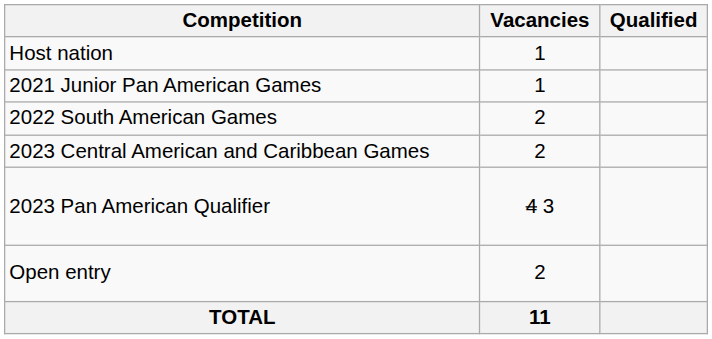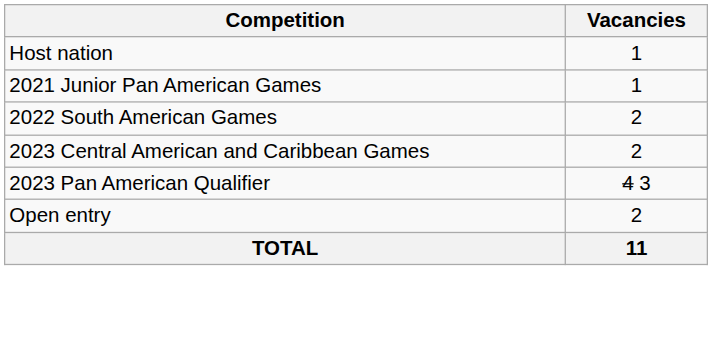- column: (654, 20)
